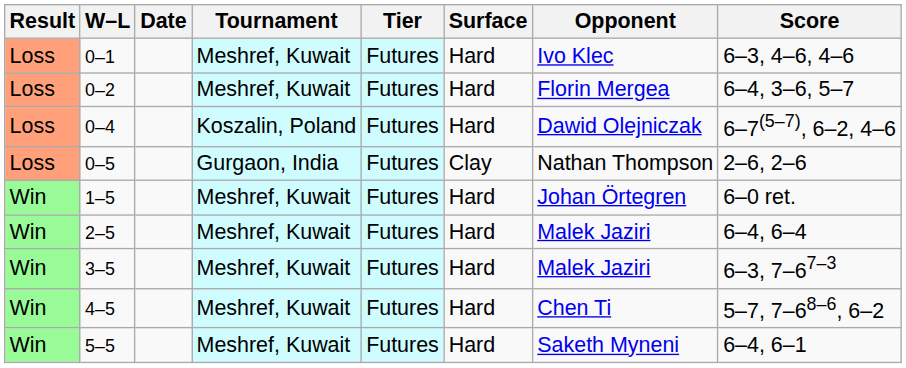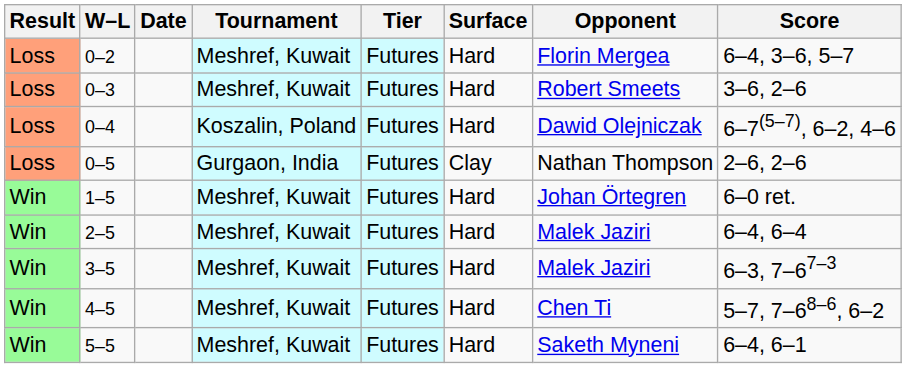- row: (100, 56)
+ row: (100, 90)
